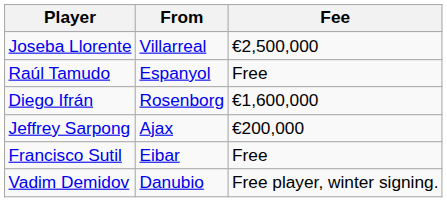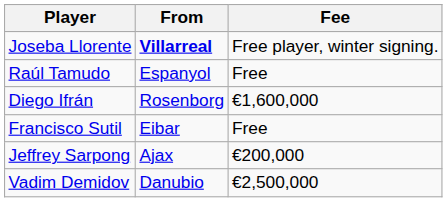(173, 45) normal -> (176, 45) bold
(275, 45) €2,500,000 -> (335, 45) Free player, winter signing.
rows swapped: (65, 155) <-> (69, 127)
(335, 182) Free player, winter signing. -> (275, 182) €2,500,000
